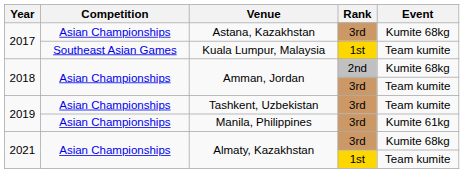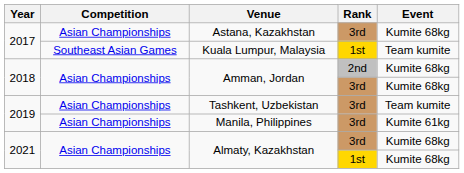(418, 87) Team kumite -> (418, 87) Kumite 68kg
(418, 159) Team kumite -> (418, 159) Kumite 68kg
